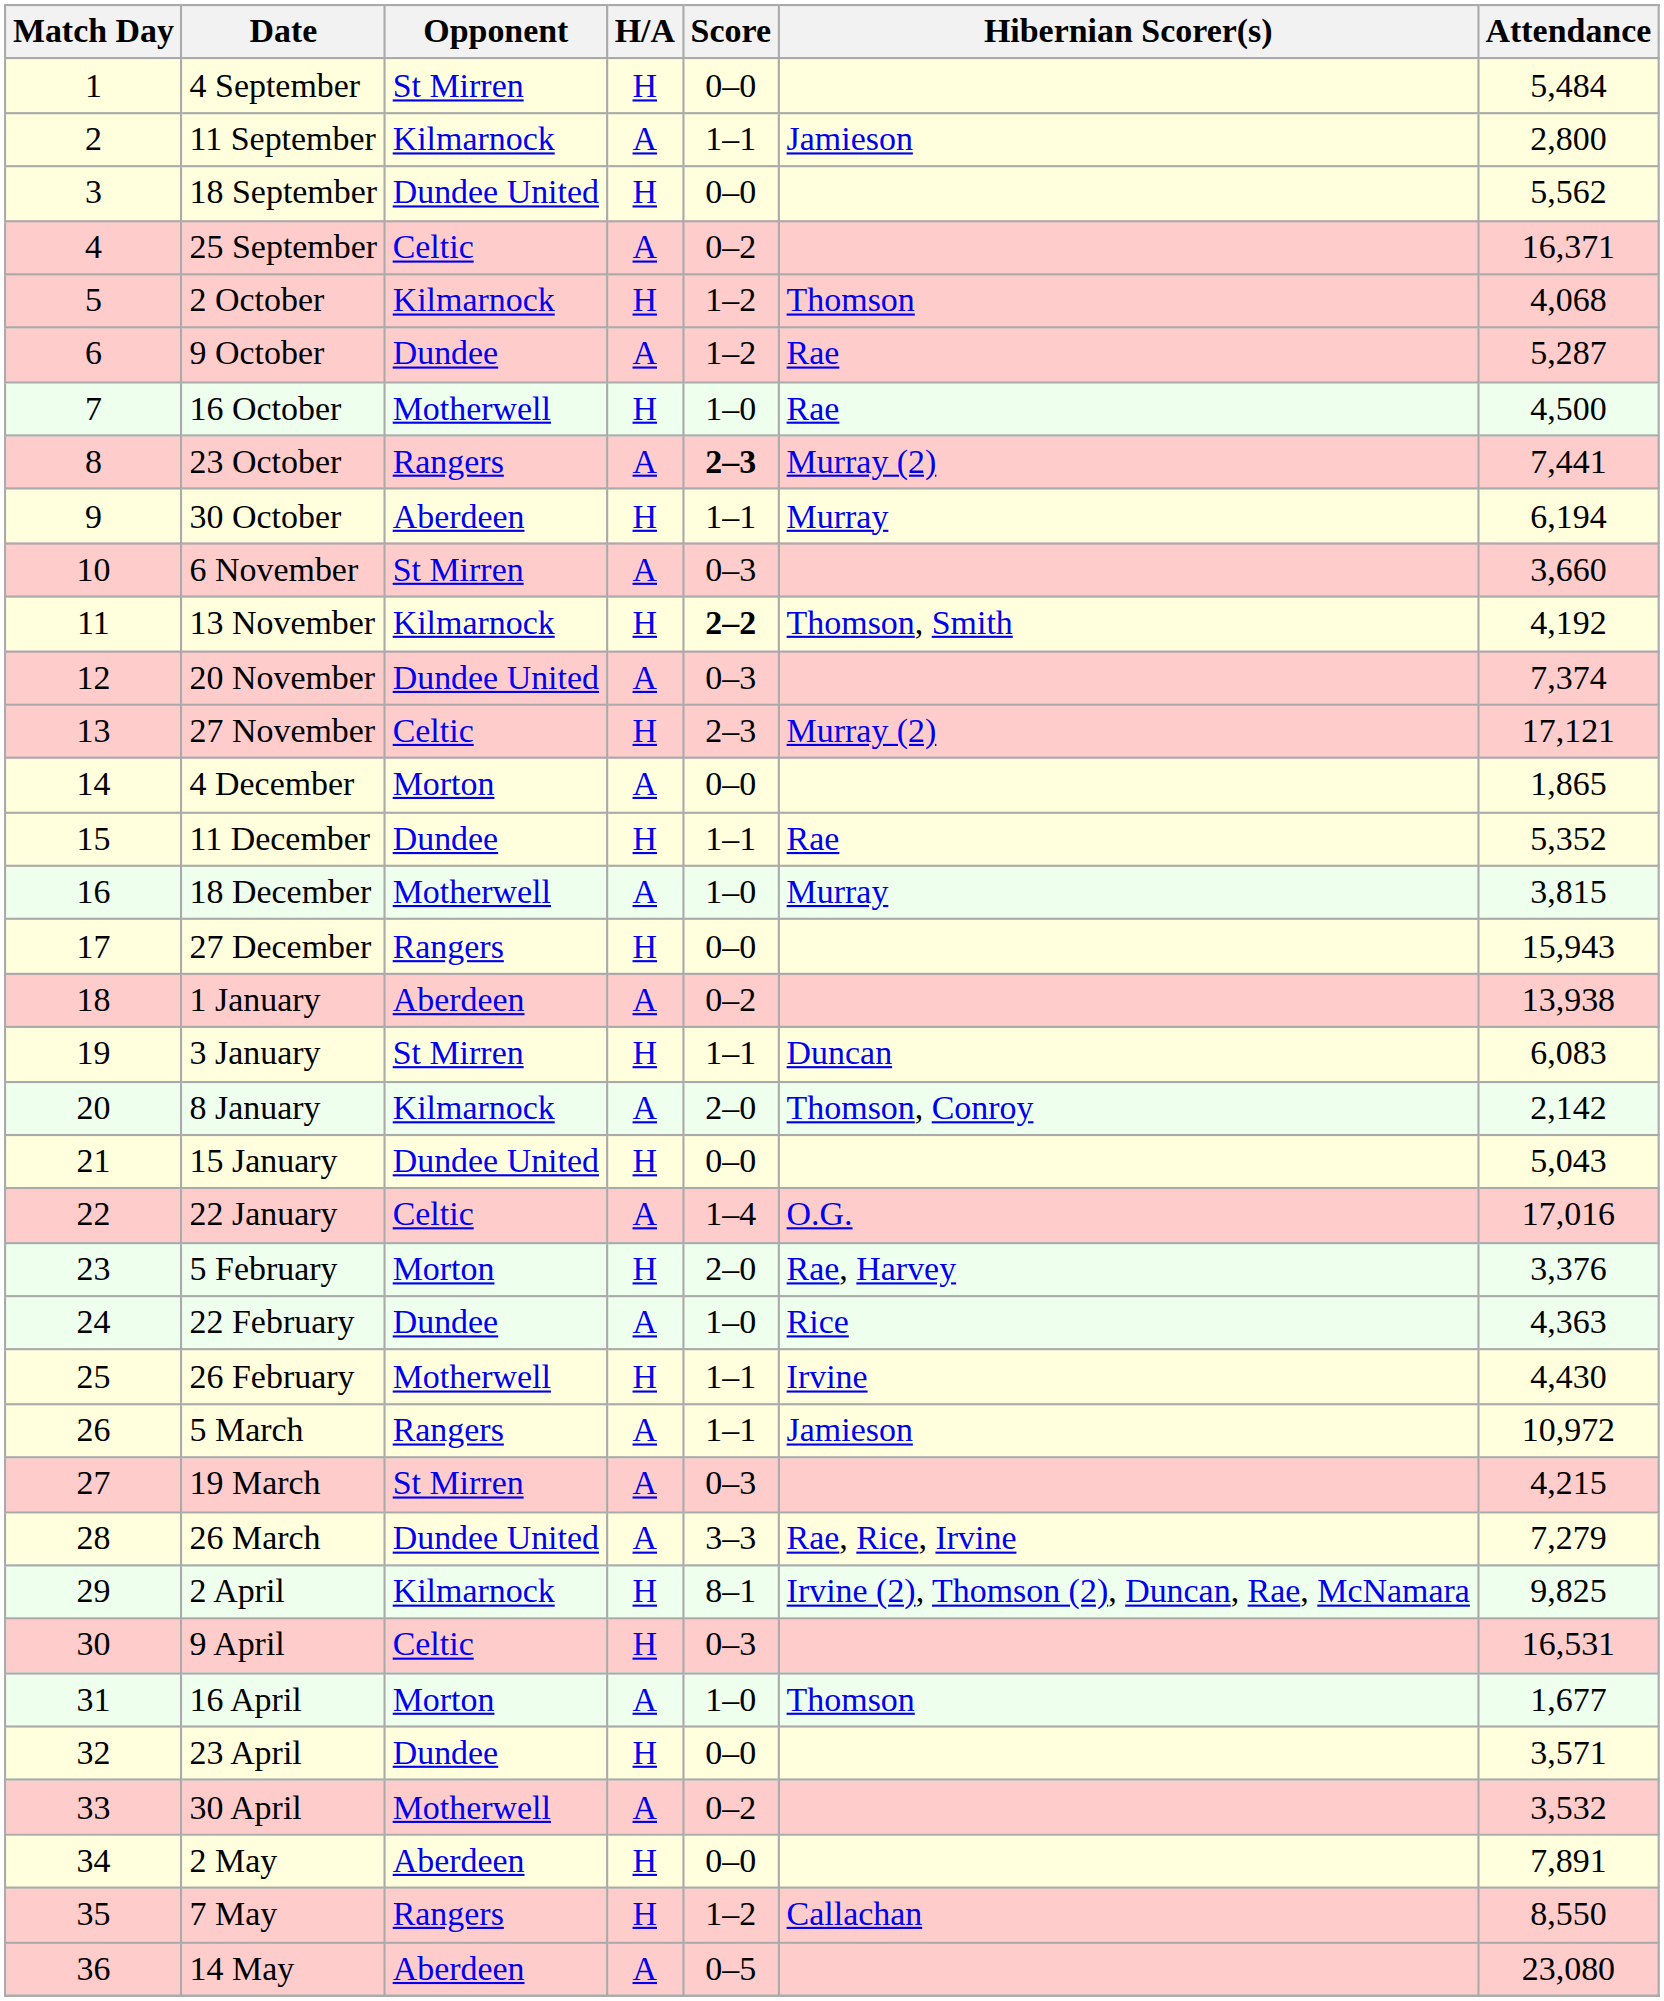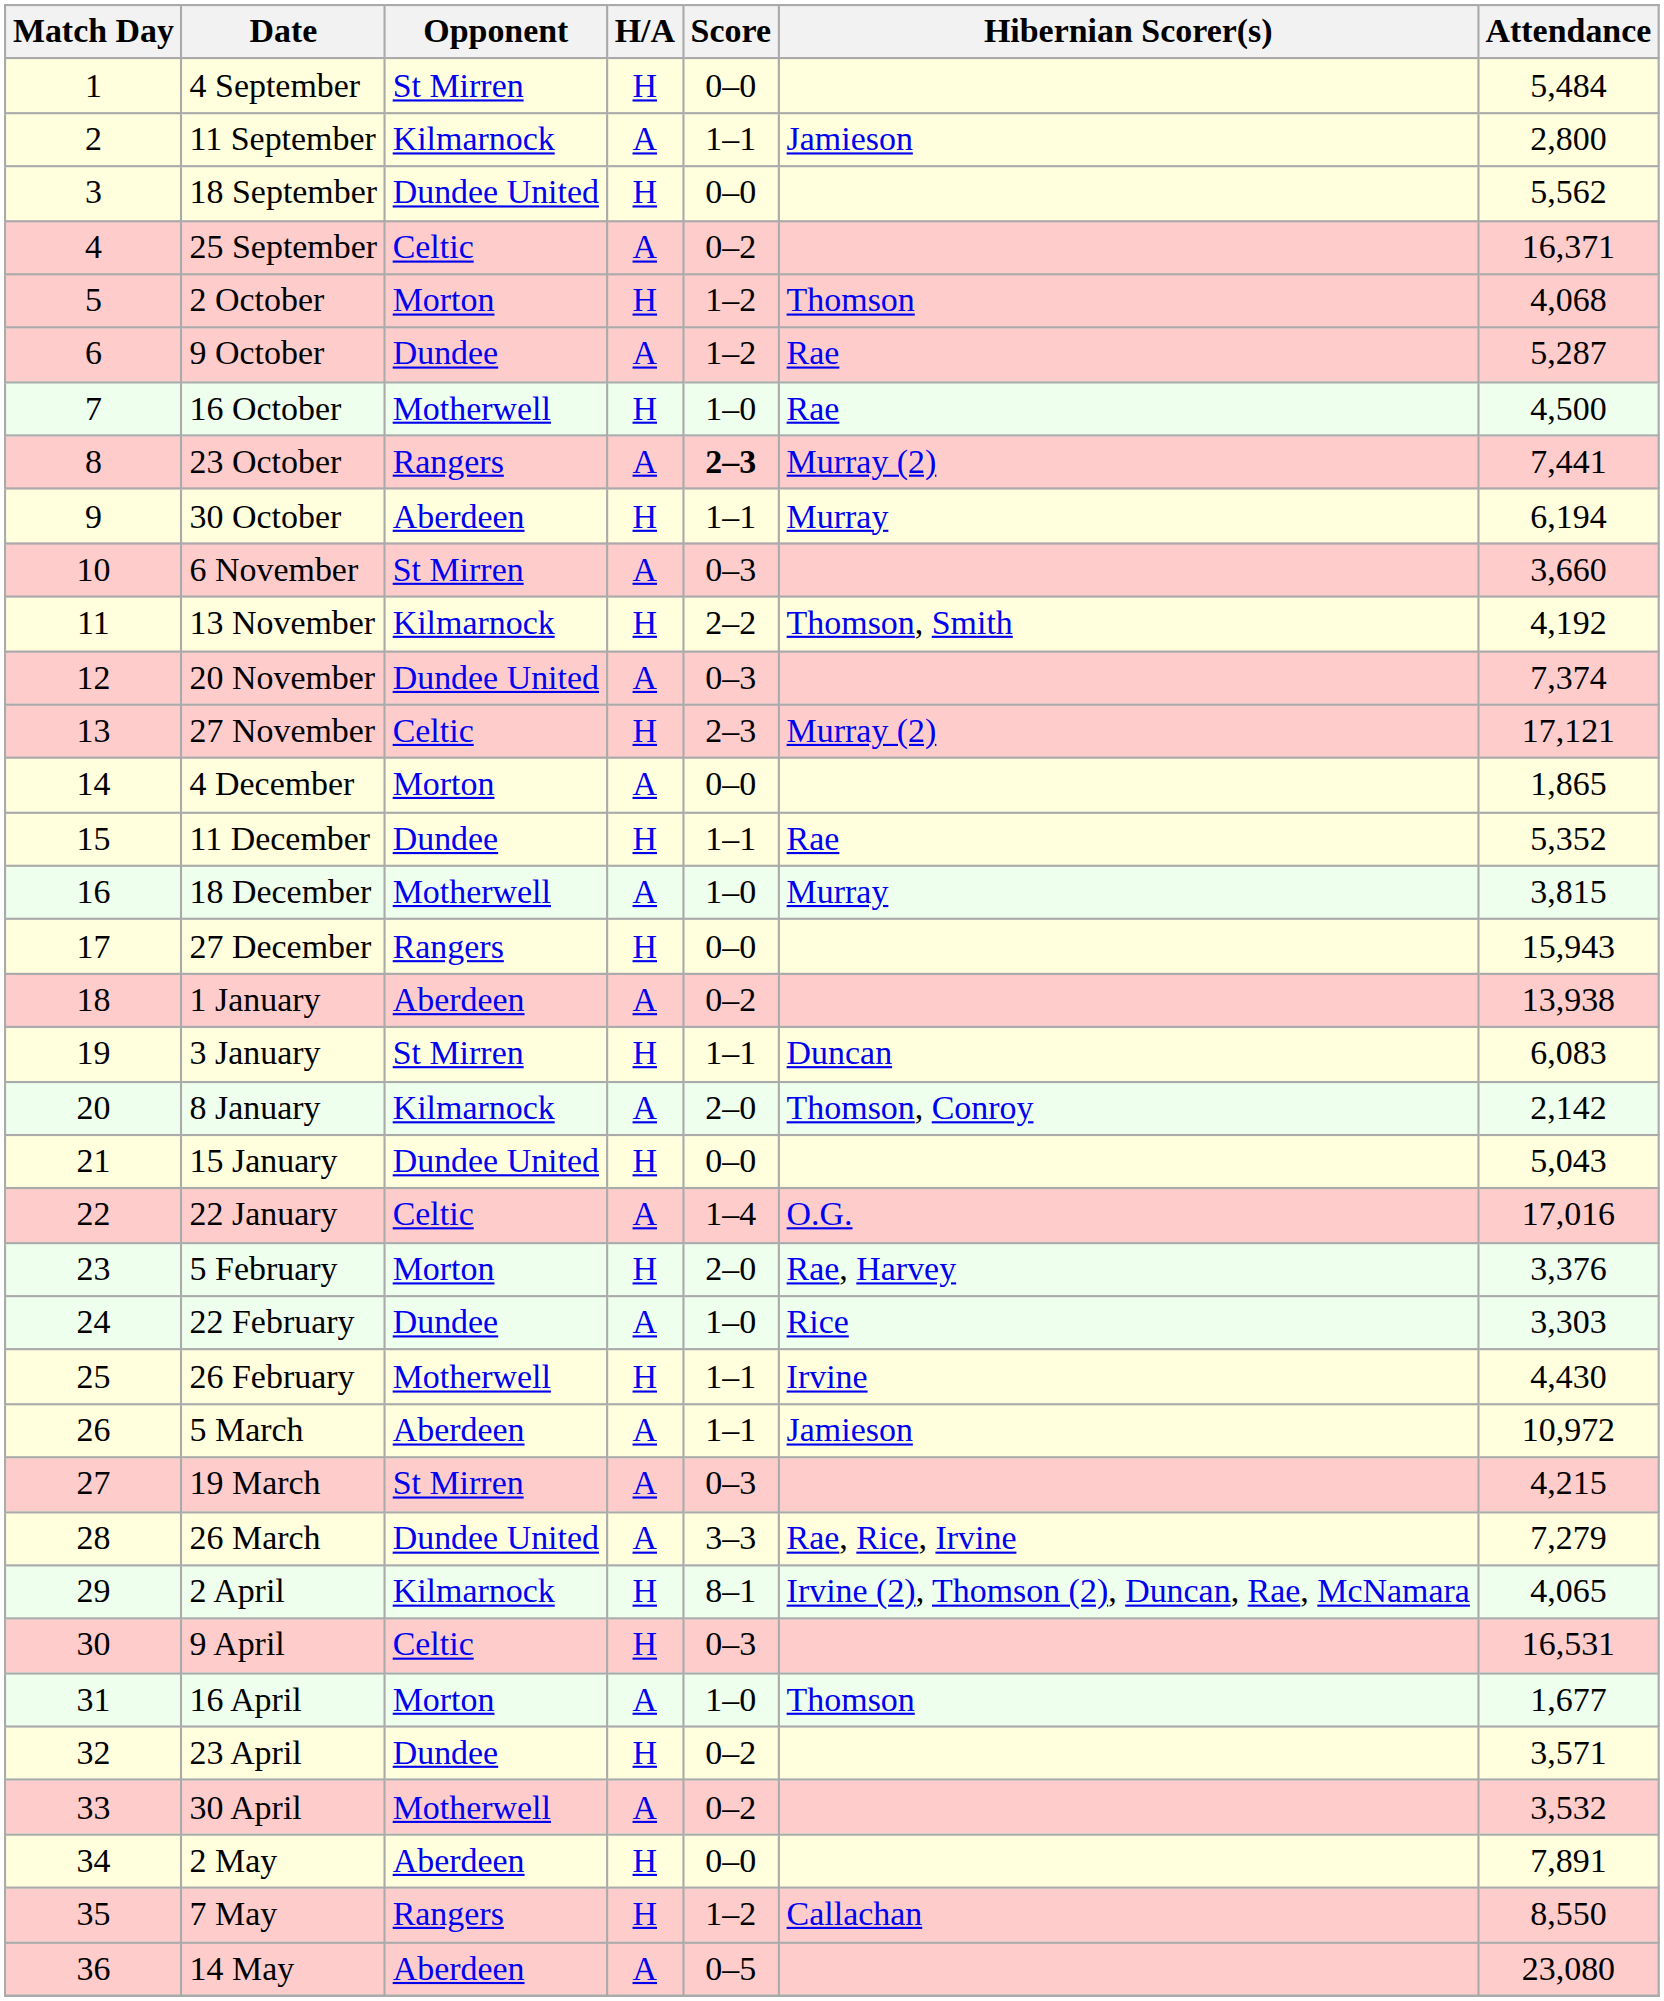(474, 300) Kilmarnock -> (444, 300) Morton
(731, 623) bold -> (731, 623) normal
(1568, 1322) 4,363 -> (1568, 1322) 3,303
(448, 1430) Rangers -> (459, 1430) Aberdeen
(1568, 1591) 9,825 -> (1568, 1591) 4,065
(731, 1752) 0–0 -> (731, 1752) 0–2
